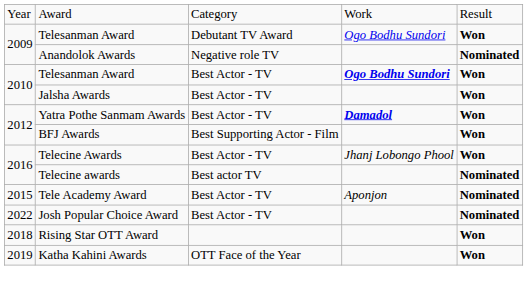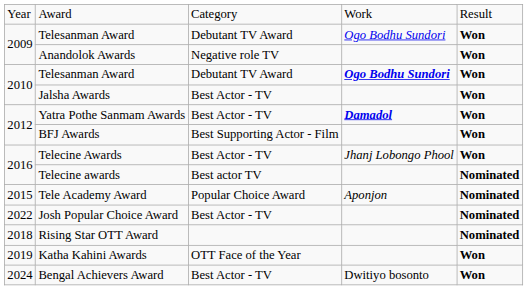(490, 54) Nominated -> (472, 54) Won
(231, 74) Best Actor - TV -> (242, 74) Debutant TV Award
(231, 194) Best Actor - TV -> (248, 194) Popular Choice Award
(472, 235) Won -> (490, 235) Nominated
+ row: (20, 275)
